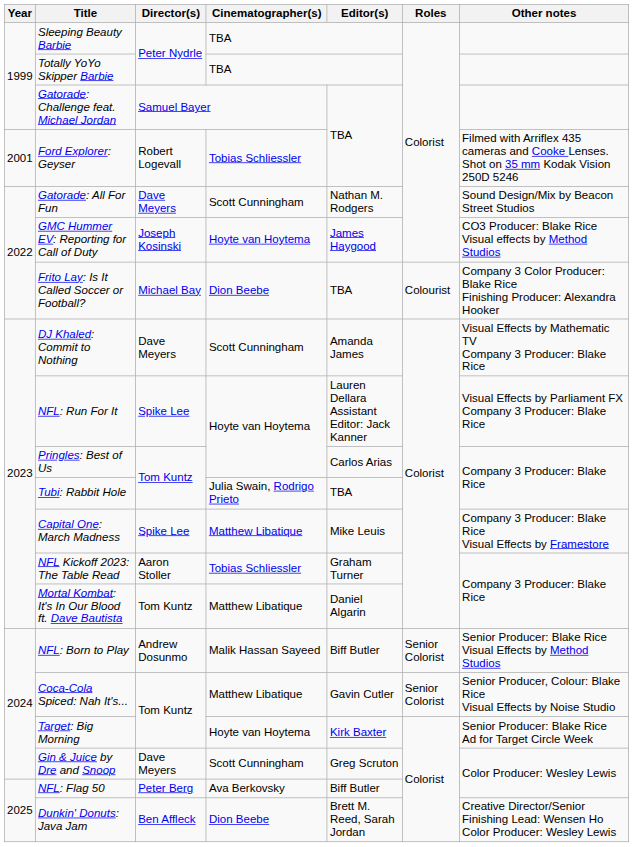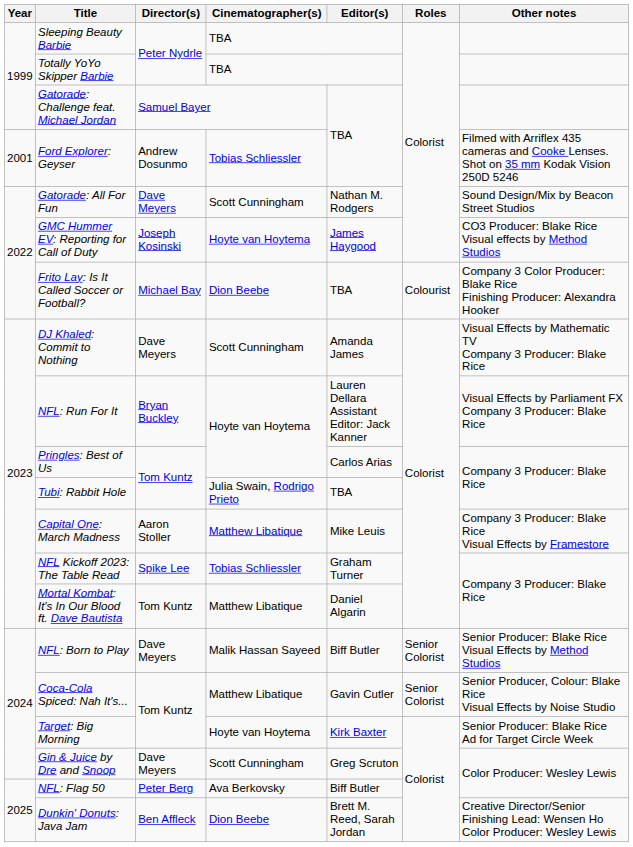(160, 157) Robert Logevall -> (163, 157) Andrew Dosunmo
(164, 411) Spike Lee -> (158, 411) Bryan Buckley
(164, 530) Spike Lee -> (154, 530) Aaron Stoller
(154, 568) Aaron Stoller -> (164, 568) Spike Lee
(163, 650) Andrew Dosunmo -> (157, 650) Dave Meyers
